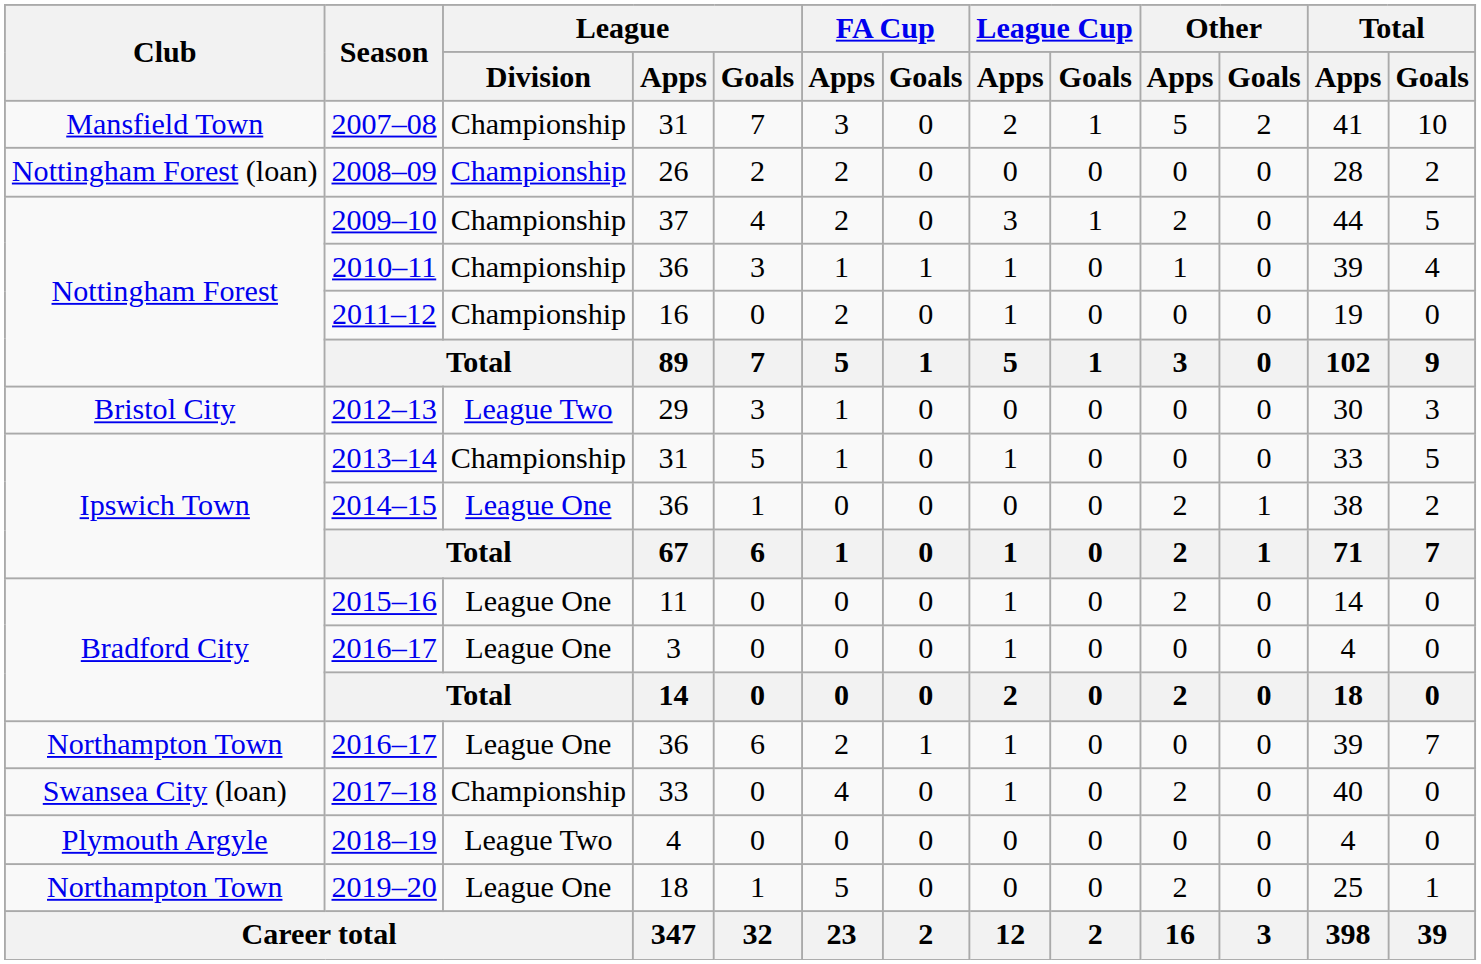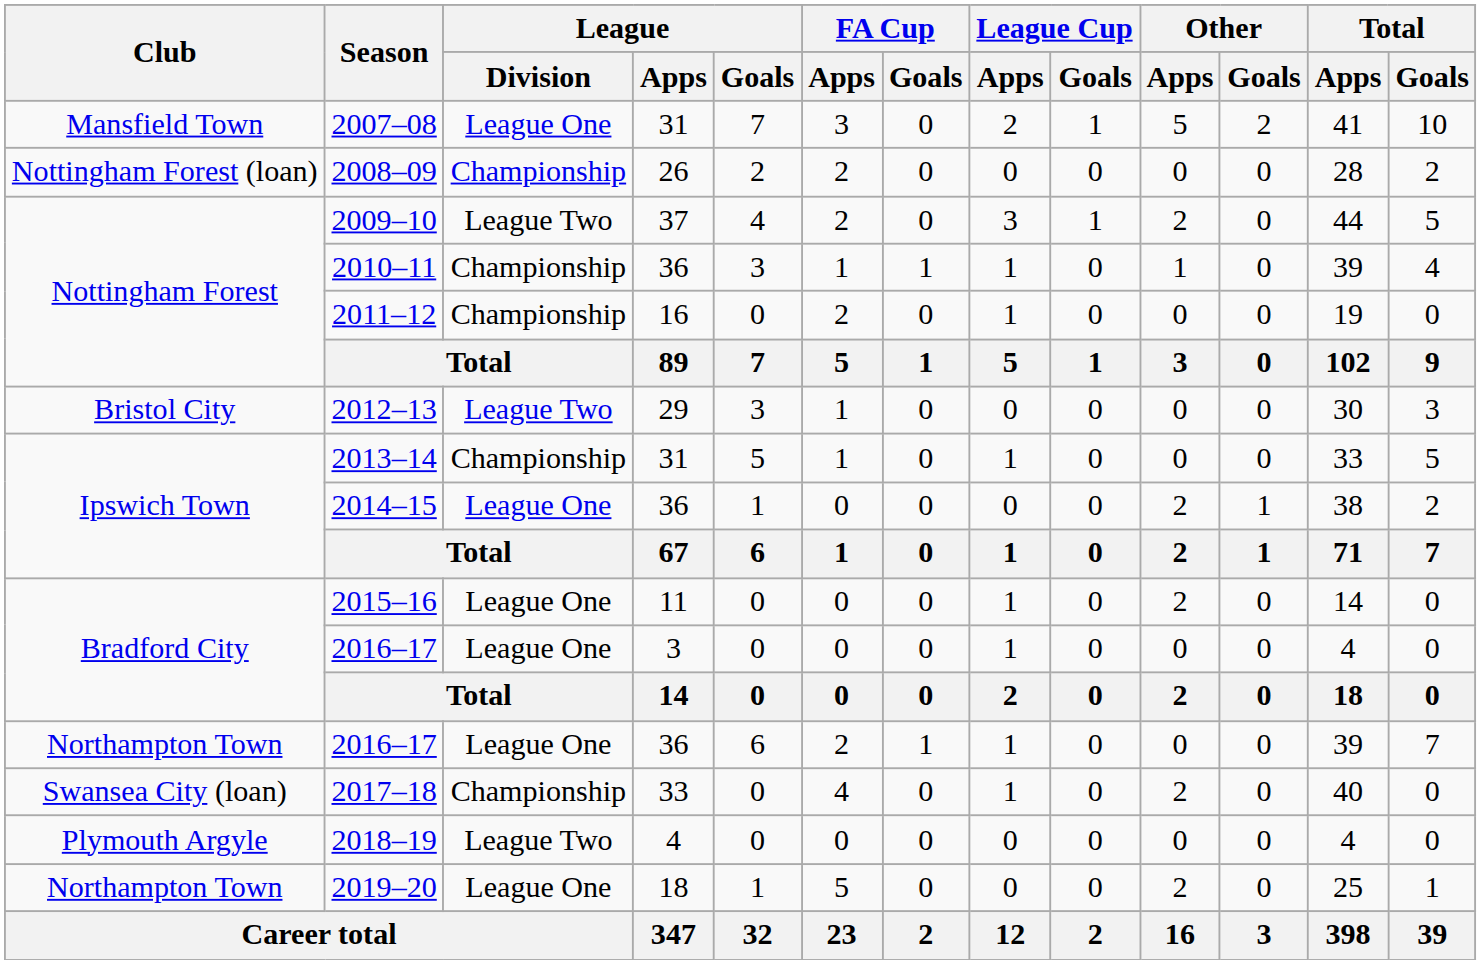(538, 123) Championship -> (538, 123) League One
(538, 219) Championship -> (538, 219) League Two
